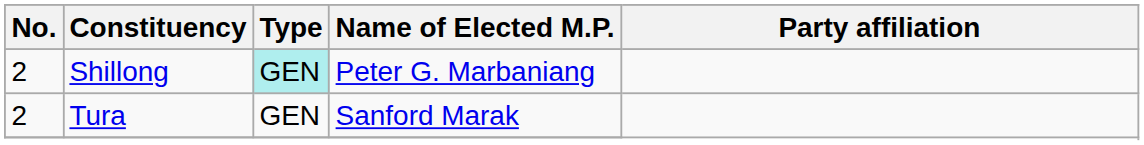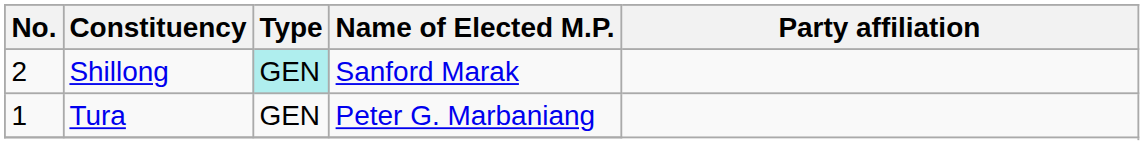(465, 72) Peter G. Marbaniang -> (427, 72) Sanford Marak
(19, 116) 2 -> (19, 116) 1
(427, 116) Sanford Marak -> (465, 116) Peter G. Marbaniang
